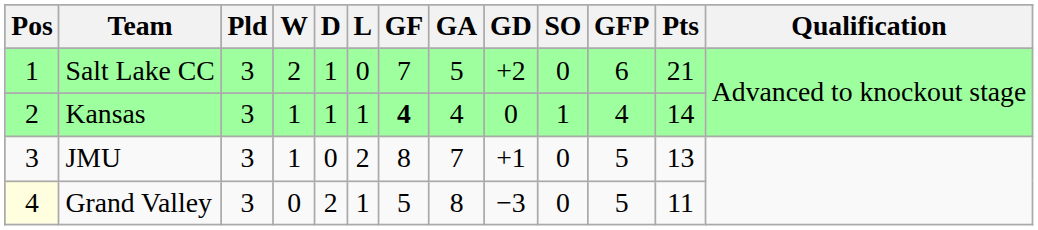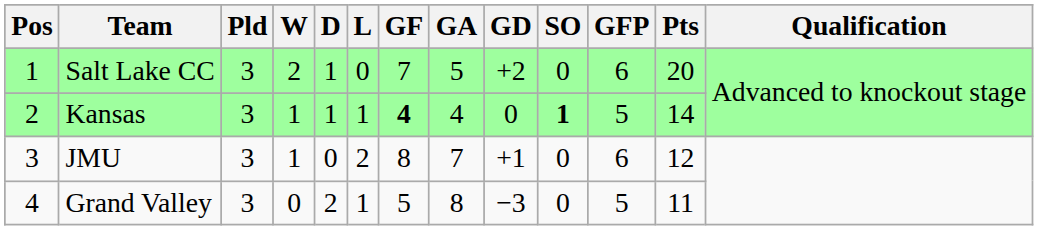(681, 70) 21 -> (681, 70) 20
(563, 114) normal -> (563, 114) bold
(622, 114) 4 -> (622, 114) 5
(622, 158) 5 -> (622, 158) 6
(681, 158) 13 -> (681, 158) 12
(32, 202) lightyellow background -> (32, 202) no background
